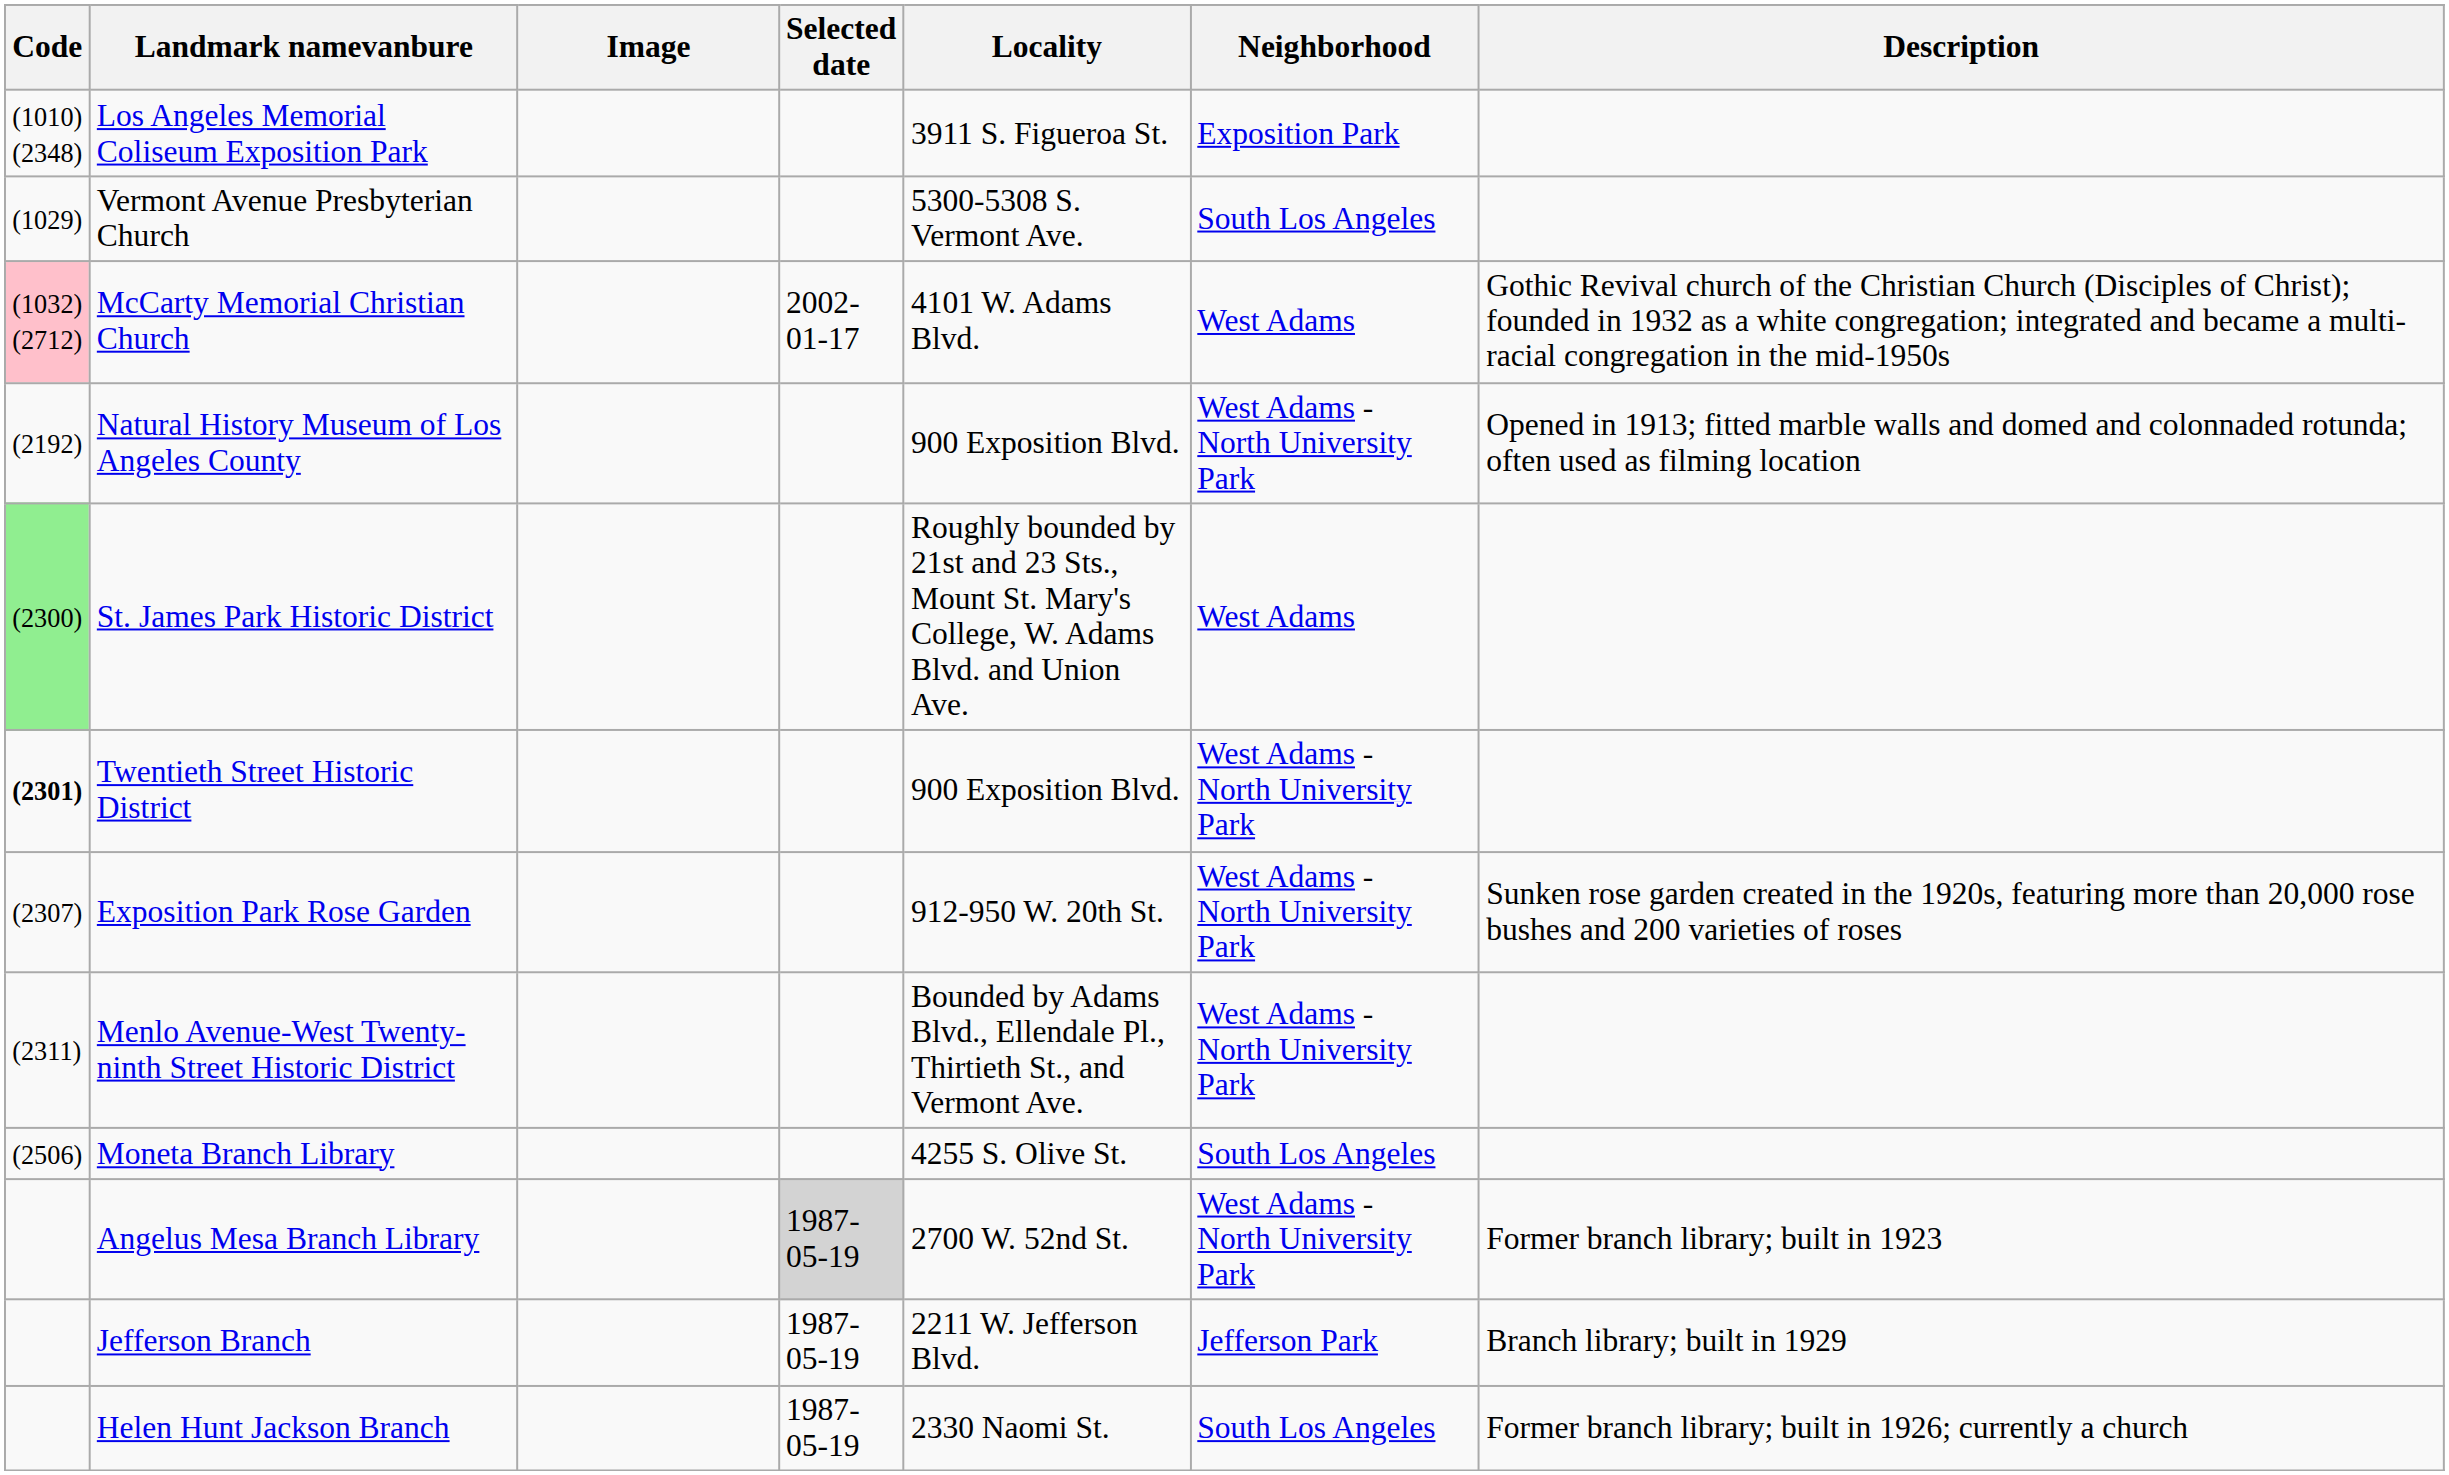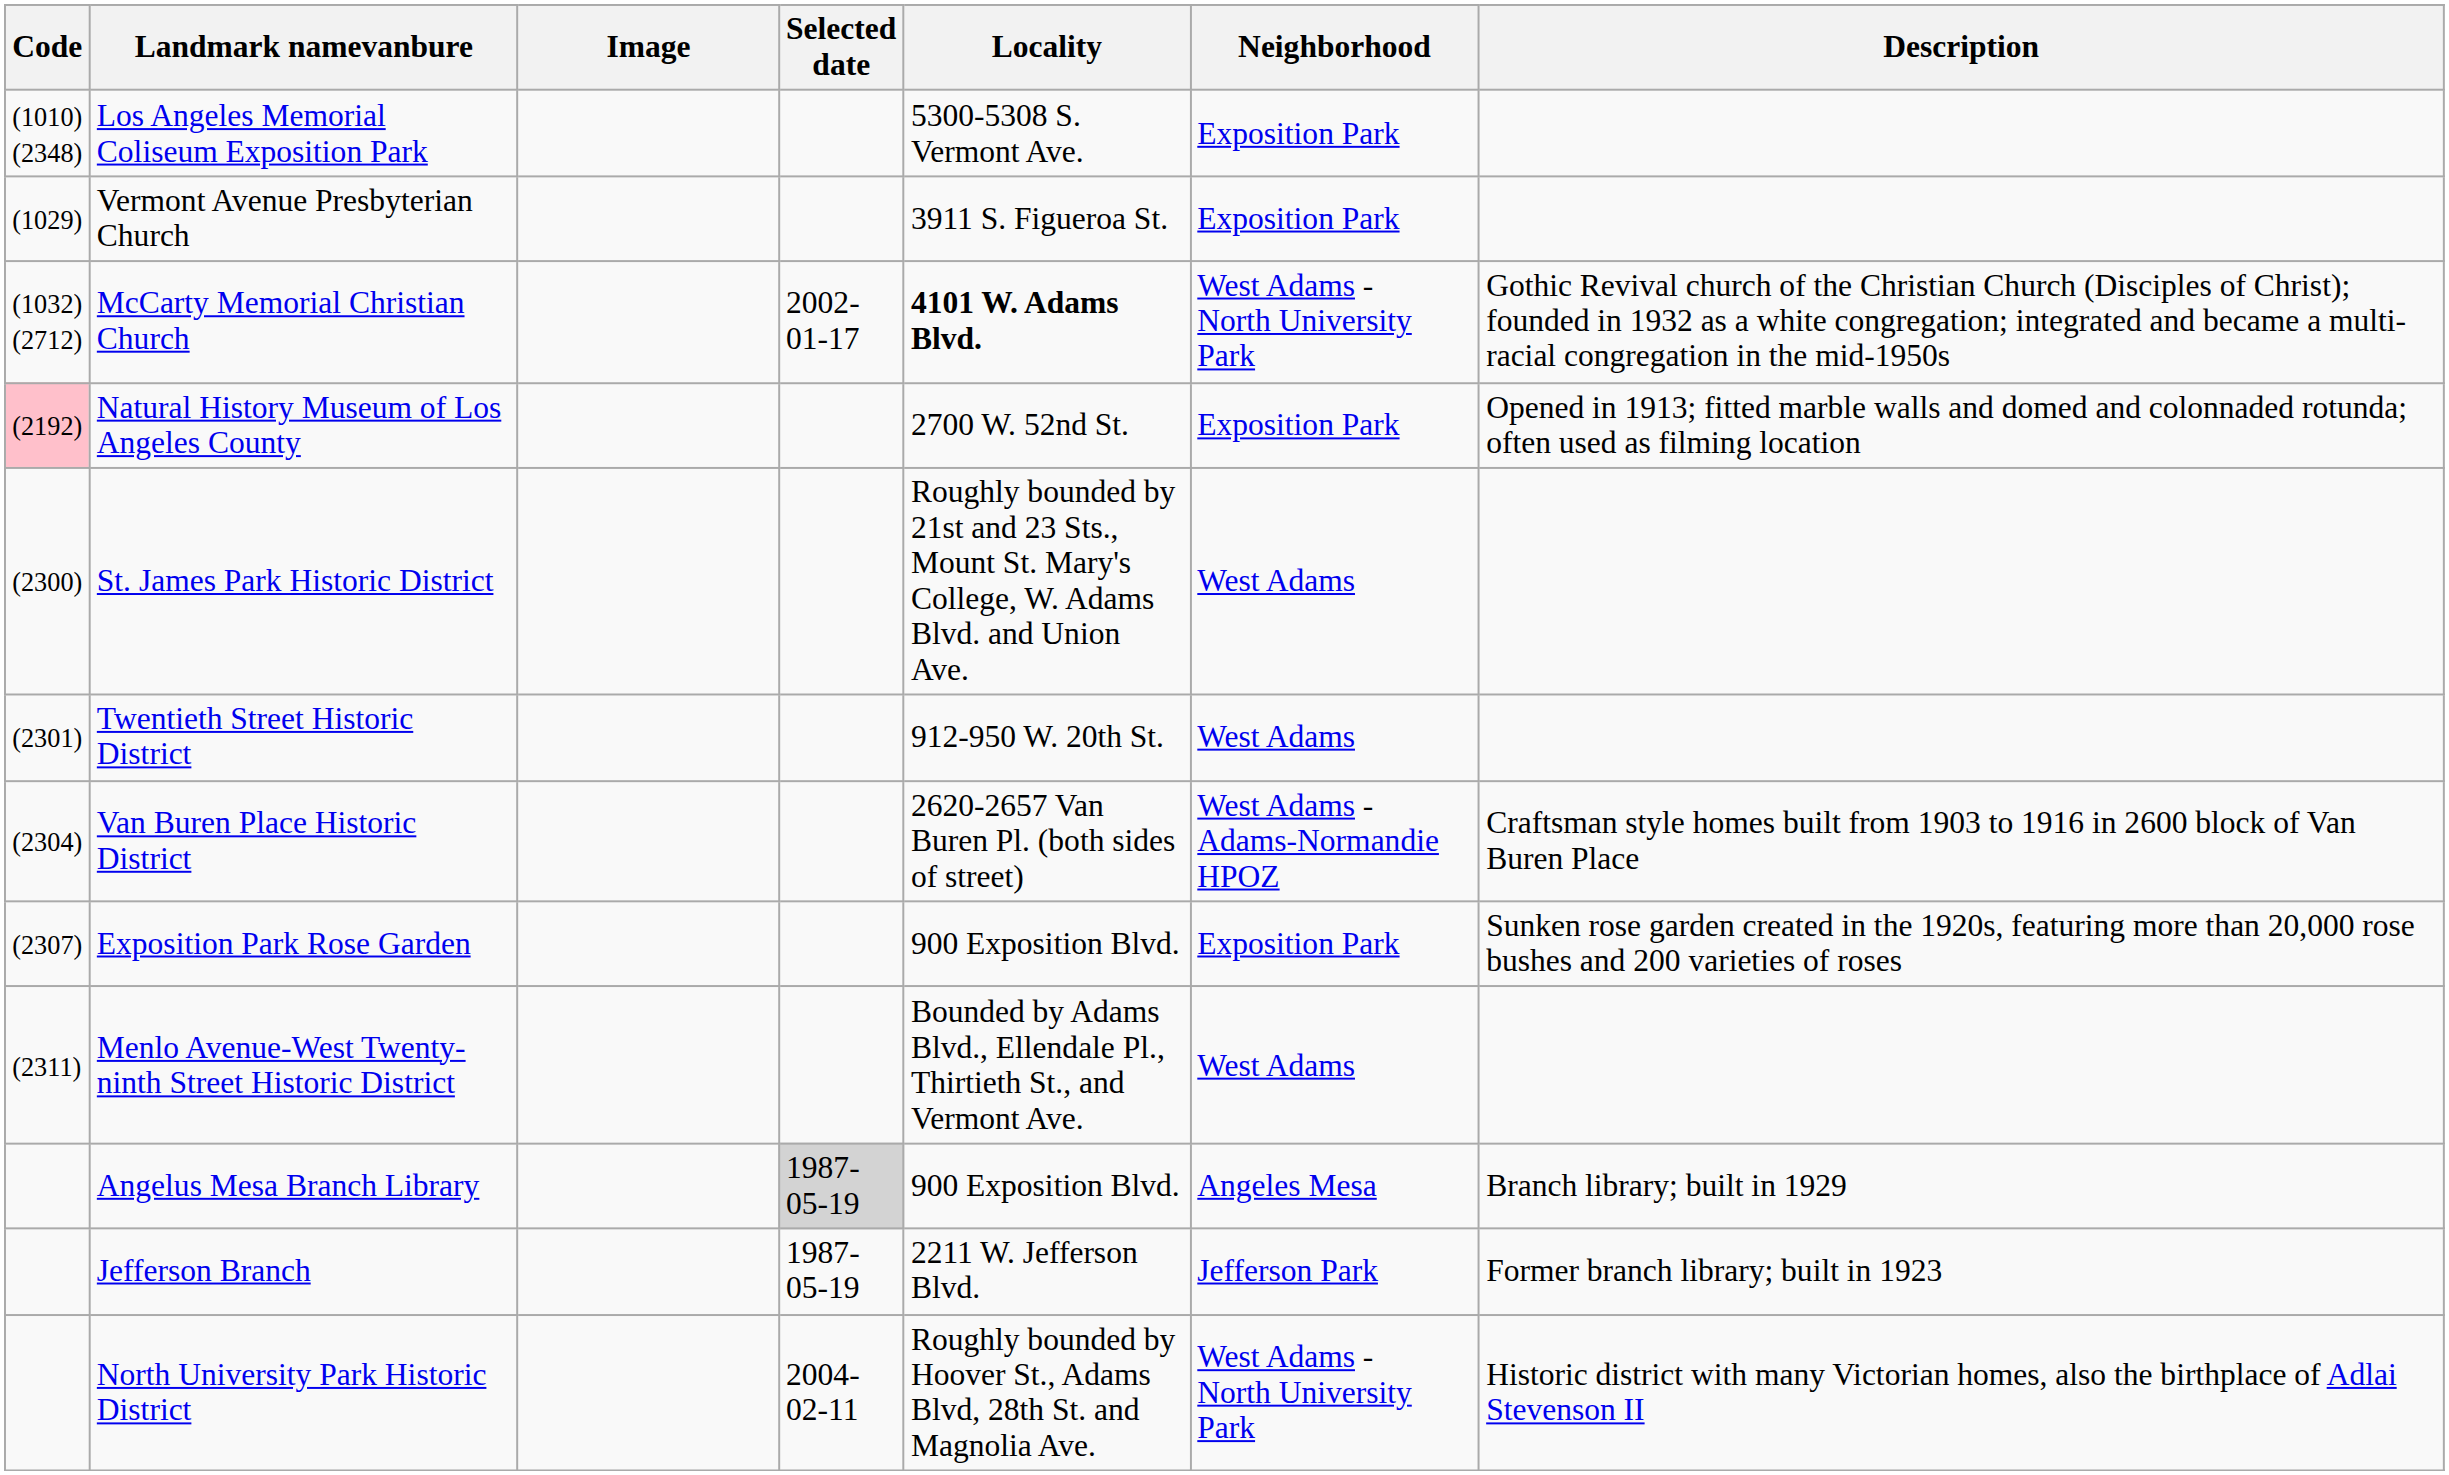(1039, 132) 3911 S. Figueroa St. -> (997, 132) 5300-5308 S. Vermont Ave.
(997, 218) 5300-5308 S. Vermont Ave. -> (1039, 218) 3911 S. Figueroa St.
(1316, 218) South Los Angeles -> (1298, 218) Exposition Park
(47, 323) pink background -> (47, 323) no background
(1011, 321) normal -> (1015, 321) bold
(1276, 321) West Adams -> (1305, 321) West Adams - North University Park
(47, 444) no background -> (47, 426) pink background
(1045, 442) 900 Exposition Blvd. -> (1020, 424) 2700 W. 52nd St.
(1305, 442) West Adams - North University Park -> (1298, 424) Exposition Park
(47, 618) lightgreen background -> (47, 582) no background
(47, 790) bold -> (47, 739) normal
(1045, 790) 900 Exposition Blvd. -> (1037, 737) 912-950 W. 20th St.
(1305, 790) West Adams - North University Park -> (1276, 737) West Adams
+ row: (257, 840)
(1037, 911) 912-950 W. 20th St. -> (1045, 943) 900 Exposition Blvd.
(1305, 911) West Adams - North University Park -> (1298, 943) Exposition Park
(1305, 1049) West Adams - North University Park -> (1276, 1064) West Adams
- row: (246, 1153)
(1020, 1238) 2700 W. 52nd St. -> (1045, 1185) 900 Exposition Blvd.
(1305, 1238) West Adams - North University Park -> (1287, 1185) Angeles Mesa
(1714, 1238) Former branch library; built in 1923 -> (1666, 1185) Branch library; built in 1929
(1666, 1341) Branch library; built in 1929 -> (1714, 1270) Former branch library; built in 1923
- row: (273, 1427)
+ row: (292, 1391)
